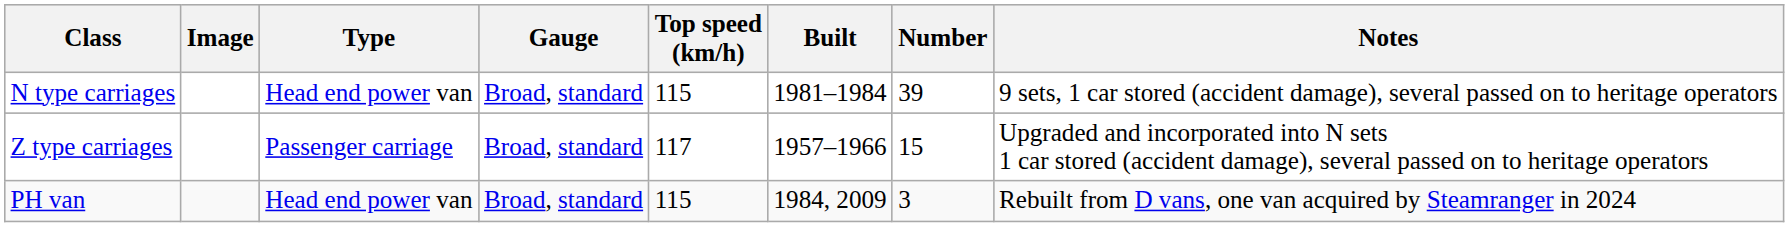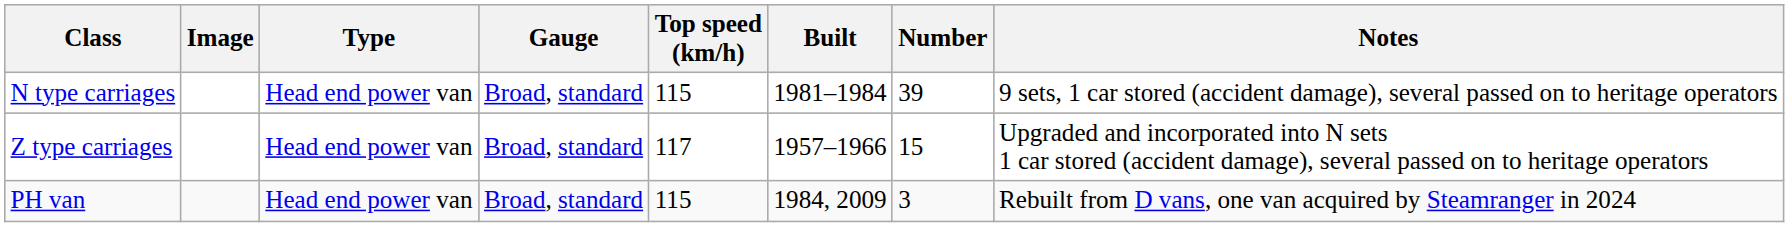(359, 146) Passenger carriage -> (369, 146) Head end power van
